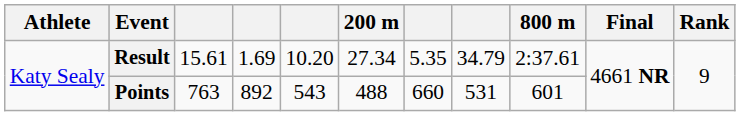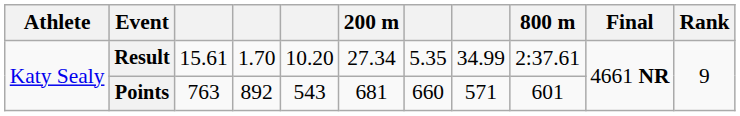(257, 57) 1.69 -> (257, 57) 1.70
(481, 57) 34.79 -> (481, 57) 34.99
(371, 93) 488 -> (371, 93) 681
(481, 93) 531 -> (481, 93) 571
